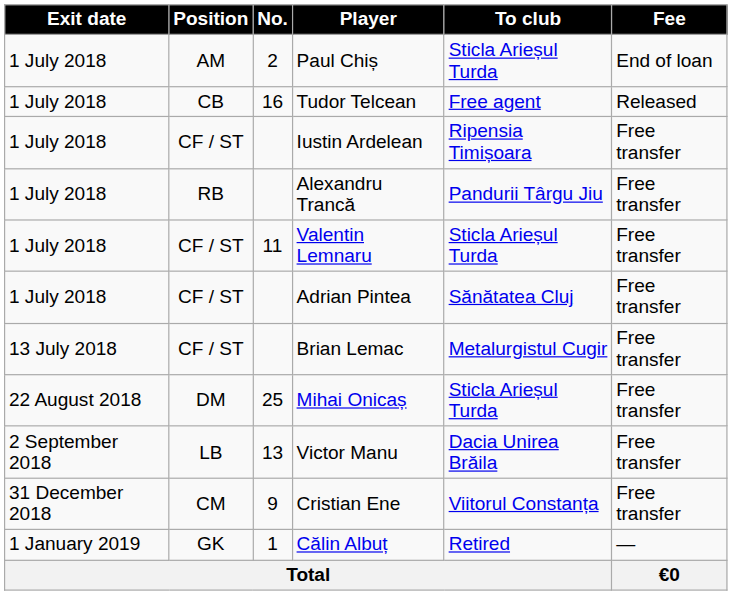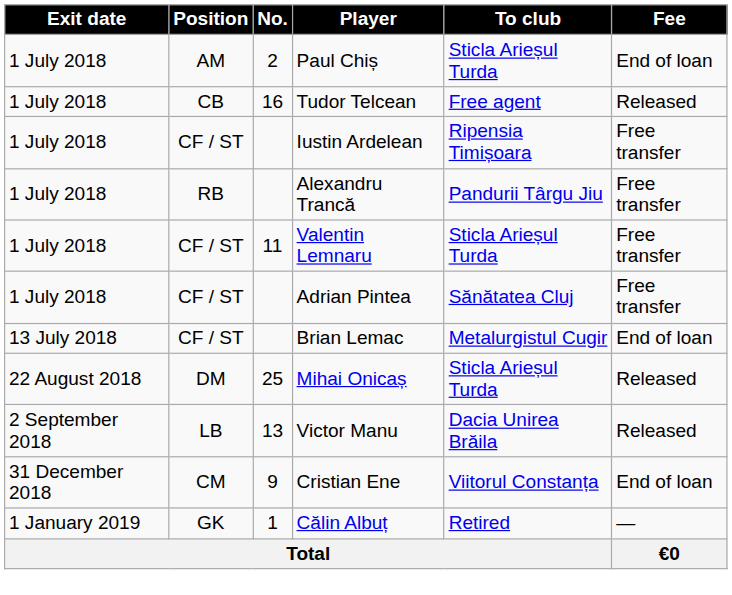(648, 348) Free transfer -> (664, 338) End of loan
(648, 400) Free transfer -> (656, 378) Released
(648, 452) Free transfer -> (656, 430) Released
(648, 503) Free transfer -> (664, 482) End of loan
